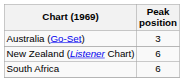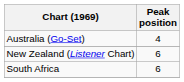(158, 38) 3 -> (158, 38) 4
